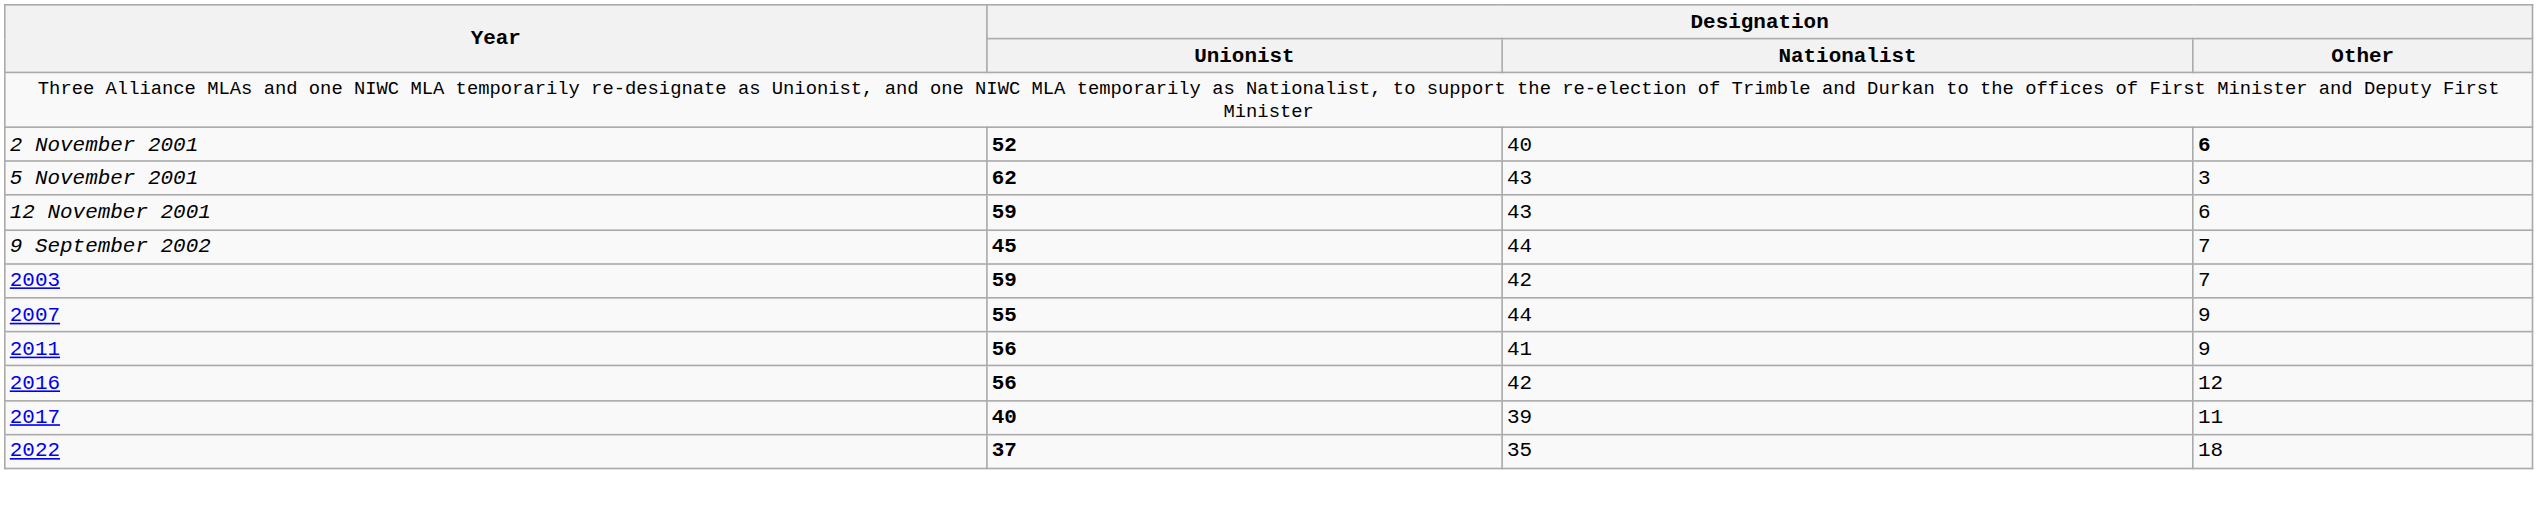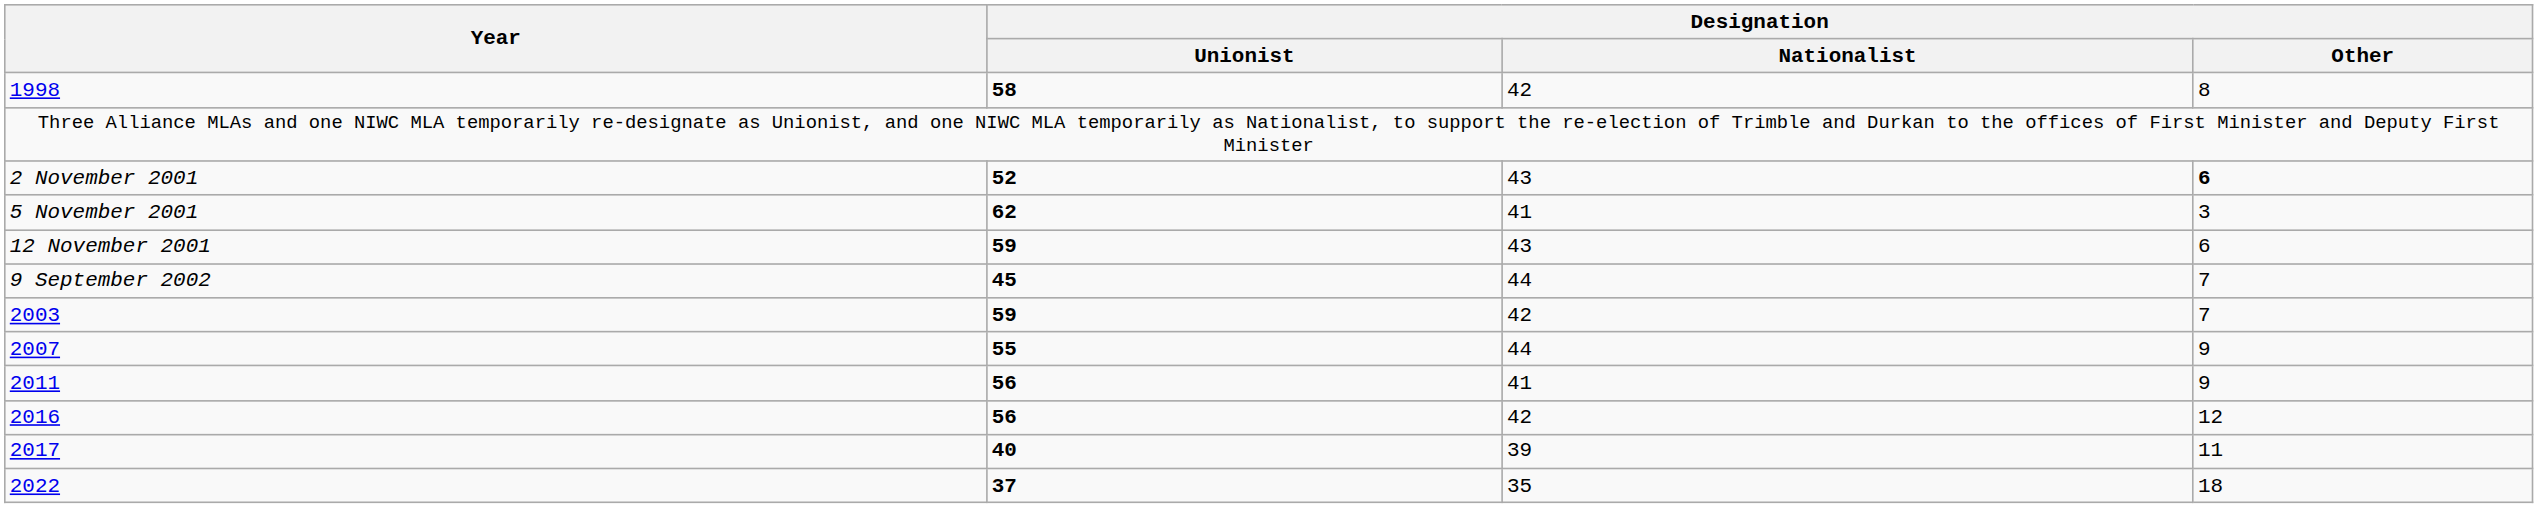+ row: (35, 90)
(1520, 144) 40 -> (1520, 178) 43
(1520, 178) 43 -> (1520, 212) 41
